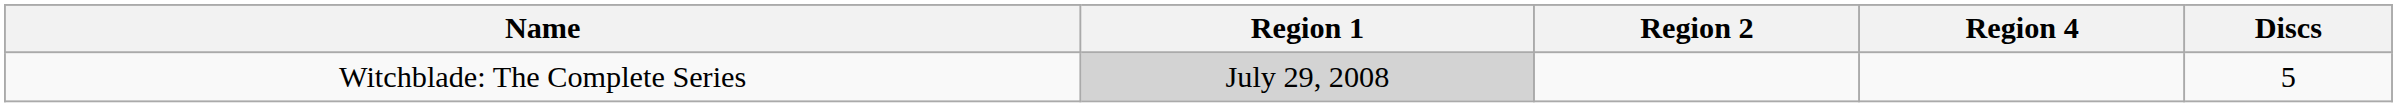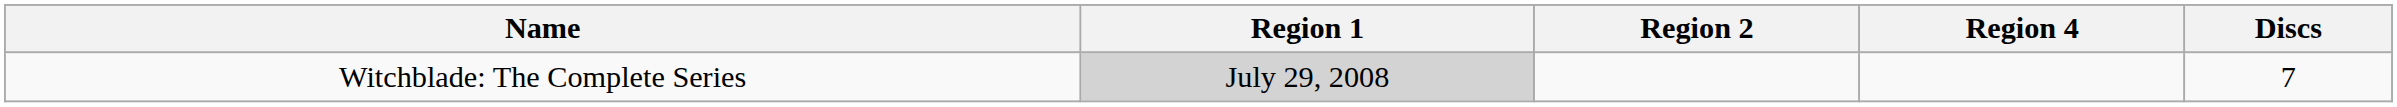(2288, 76) 5 -> (2288, 76) 7
